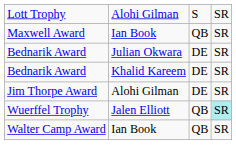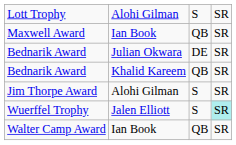(200, 71) DE -> (200, 71) QB
(200, 91) DE -> (195, 91) S
(200, 110) QB -> (195, 110) S
